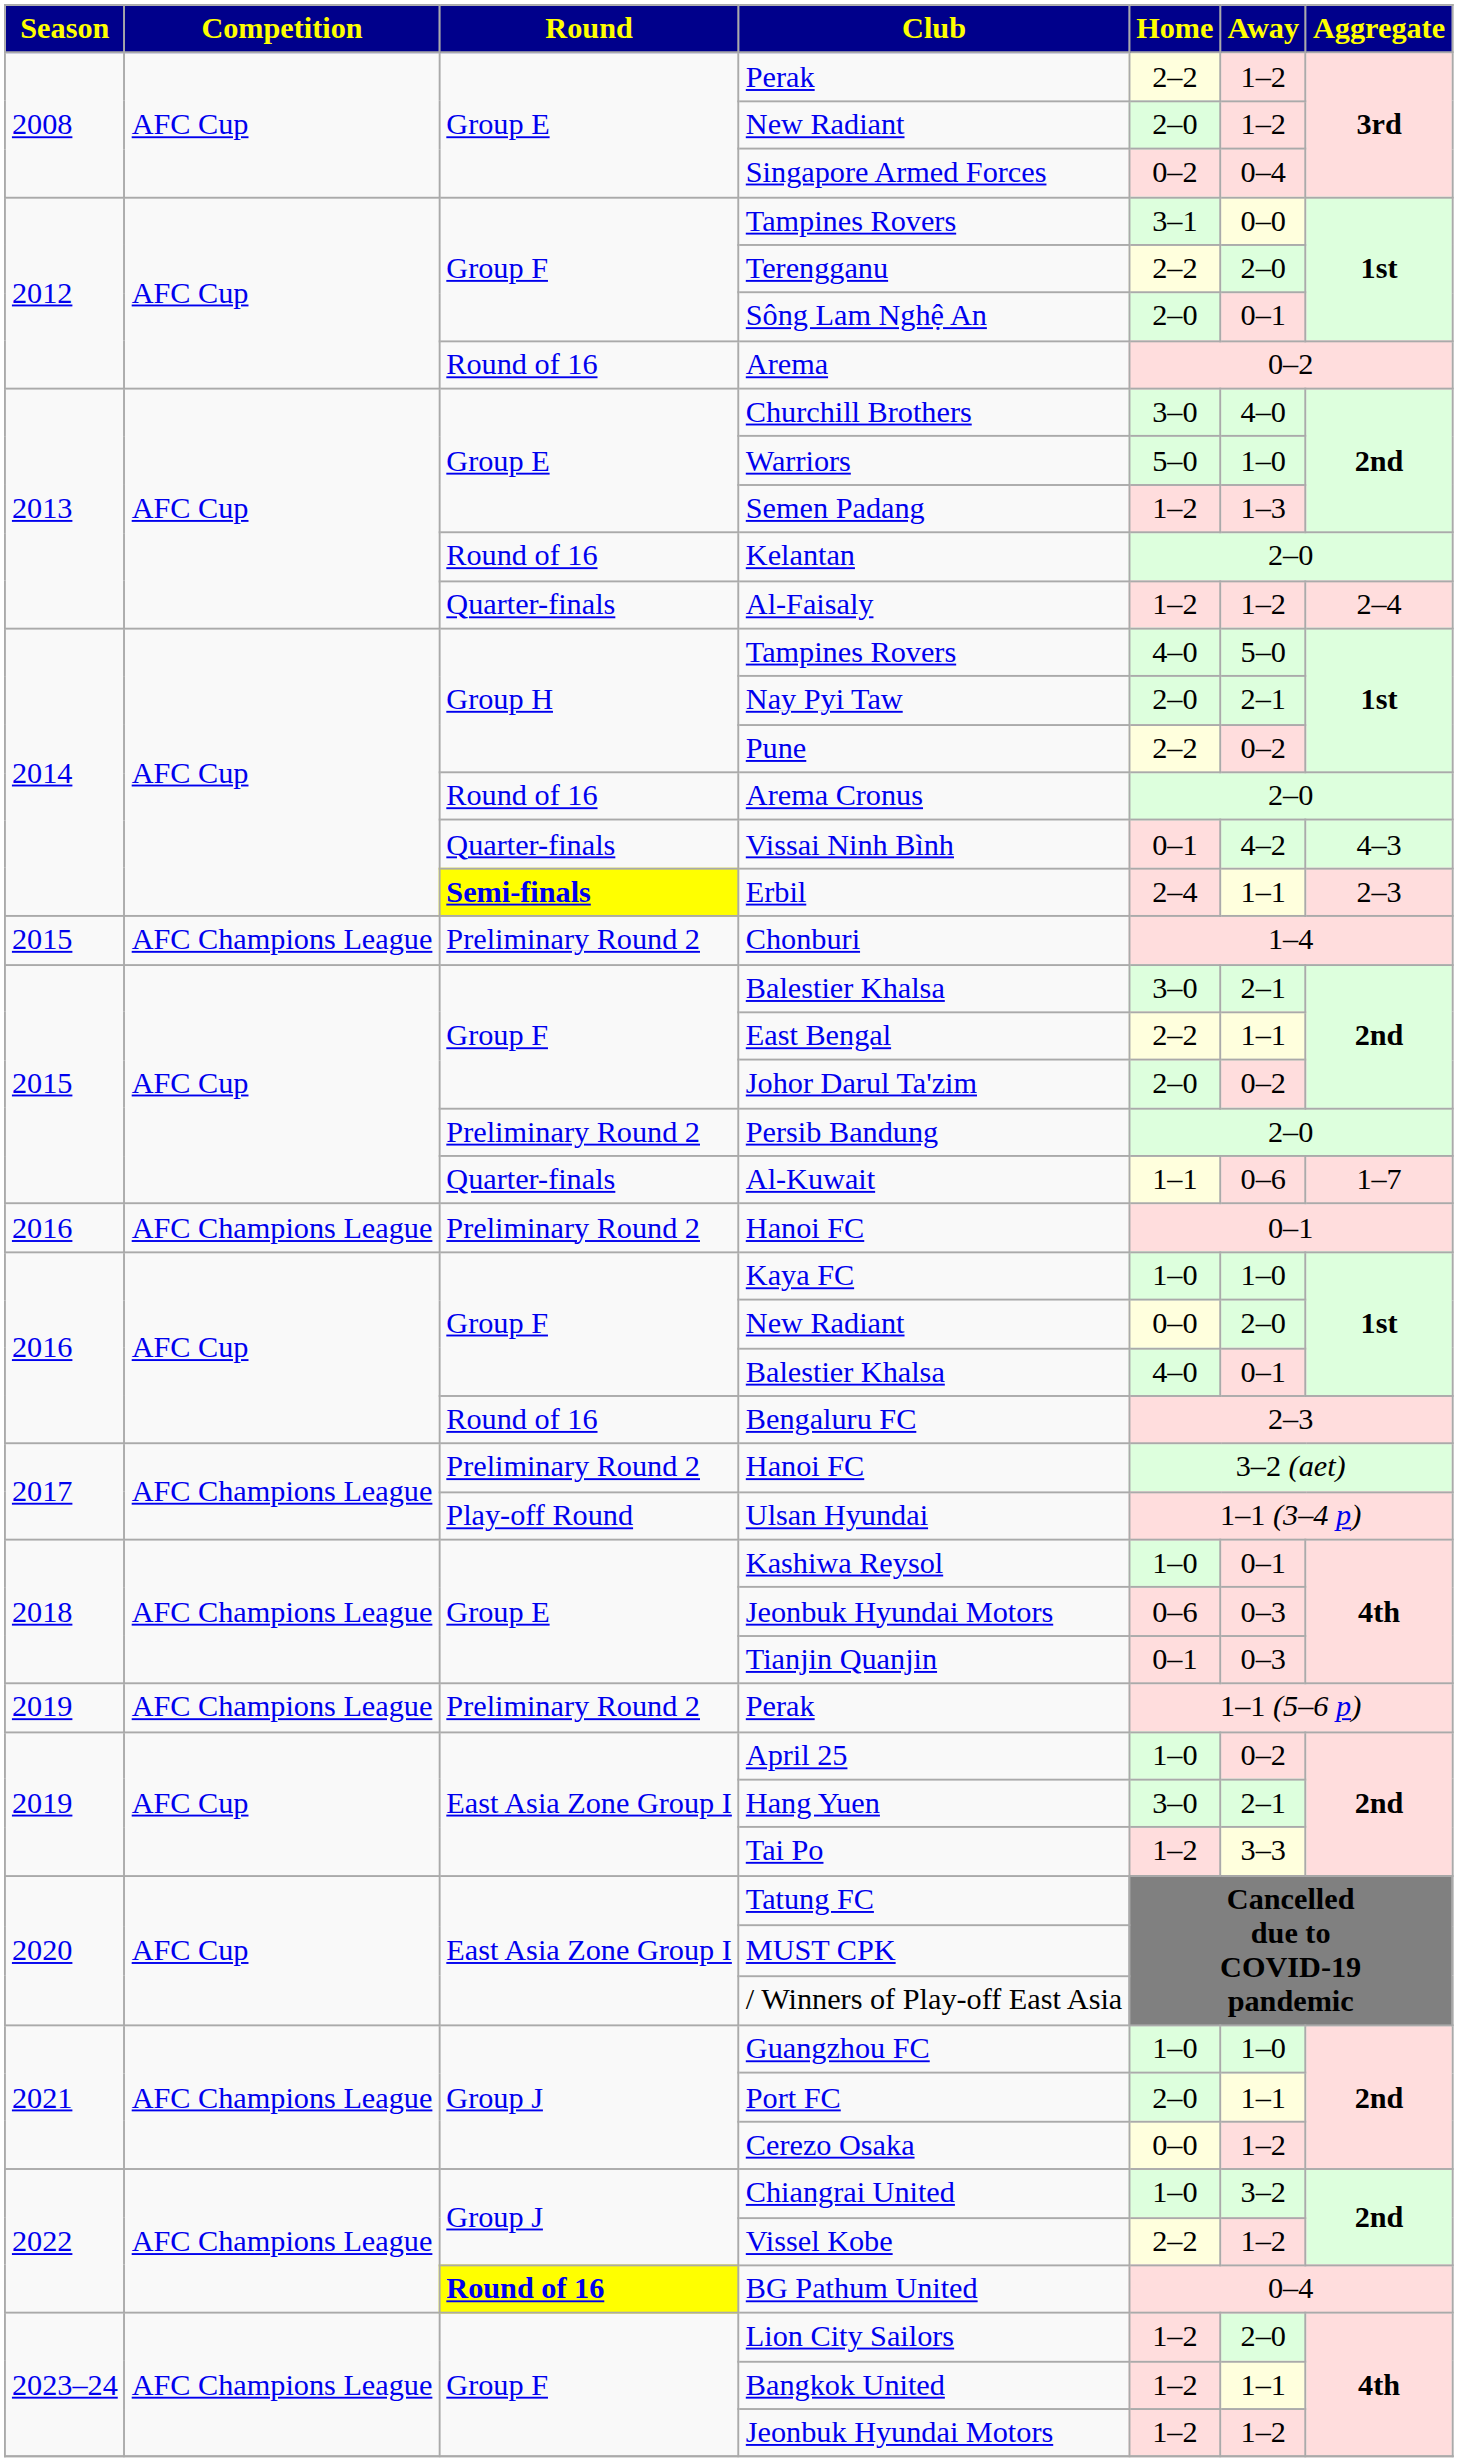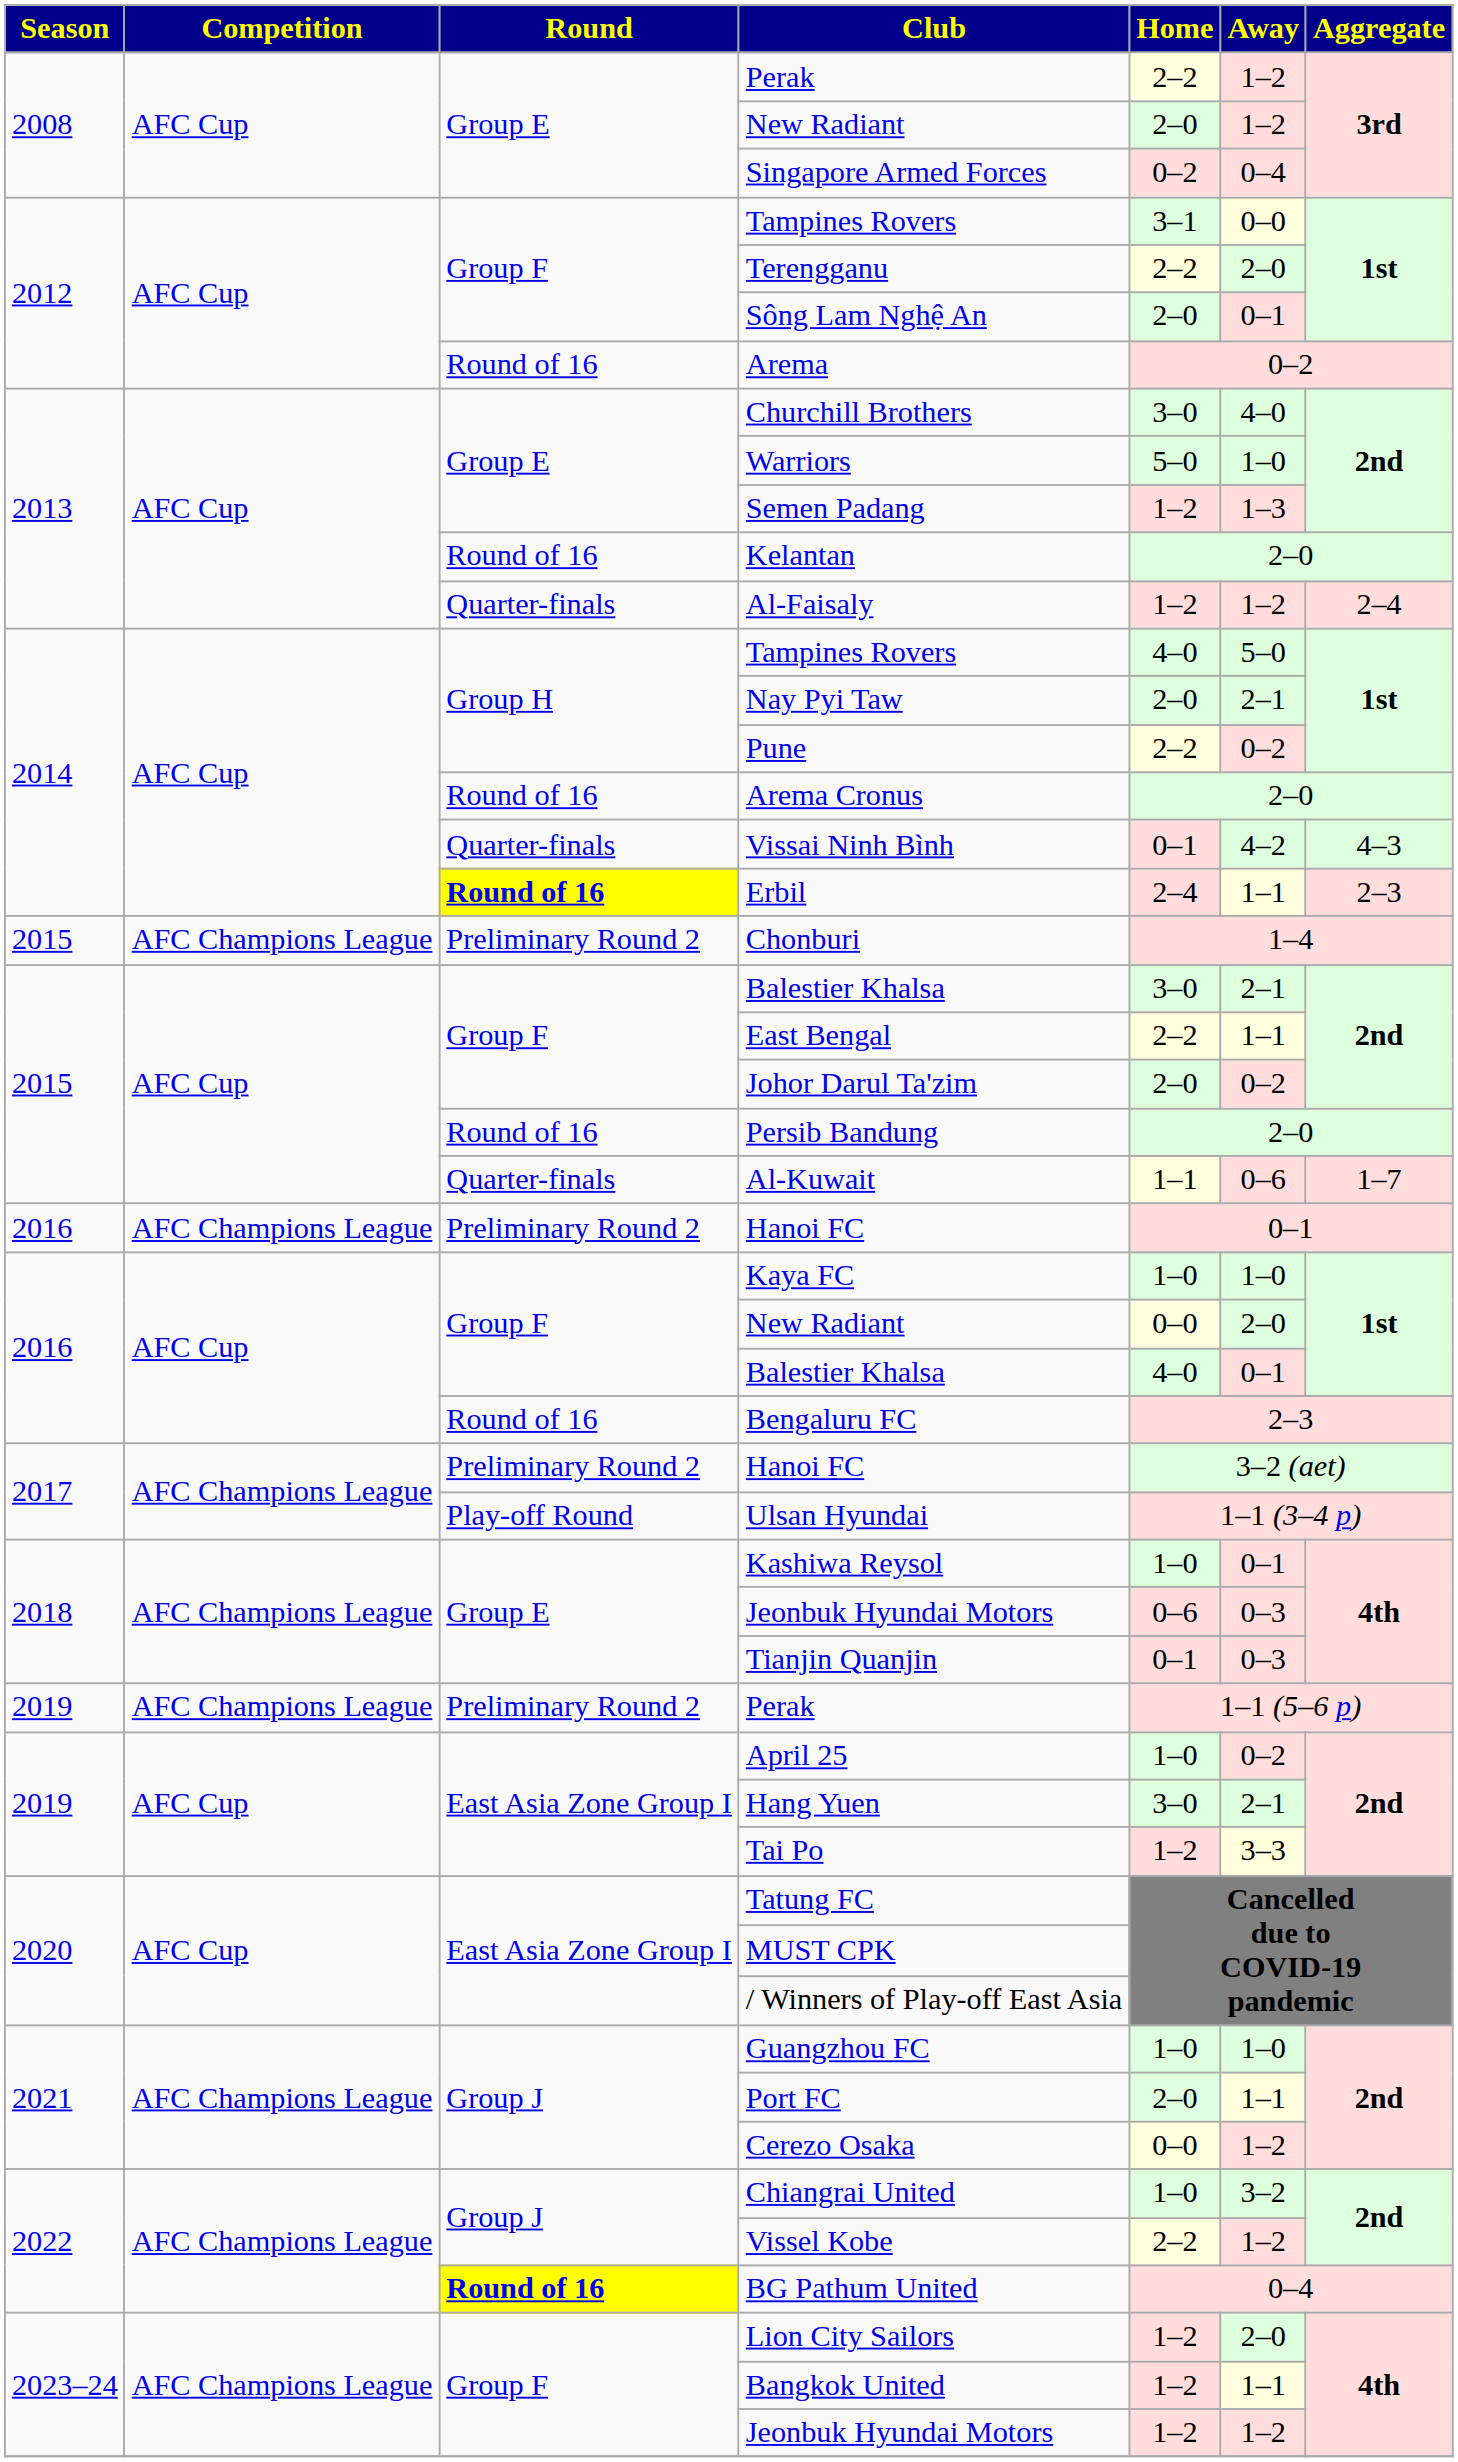(519, 891) Semi-finals -> (525, 891) Round of 16
(573, 1131) Preliminary Round 2 -> (522, 1131) Round of 16
